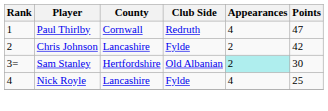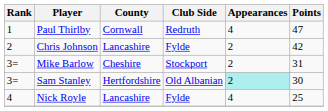+ row: (65, 64)
